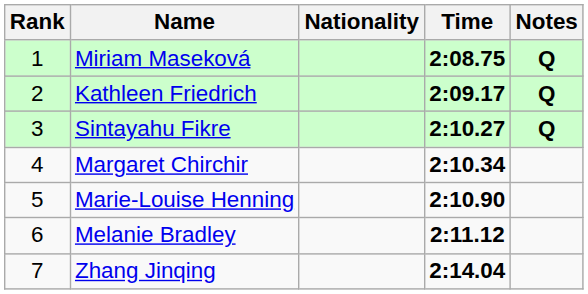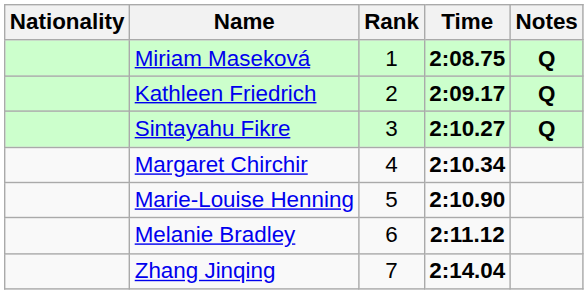columns swapped: (37, 22) <-> (362, 22)
